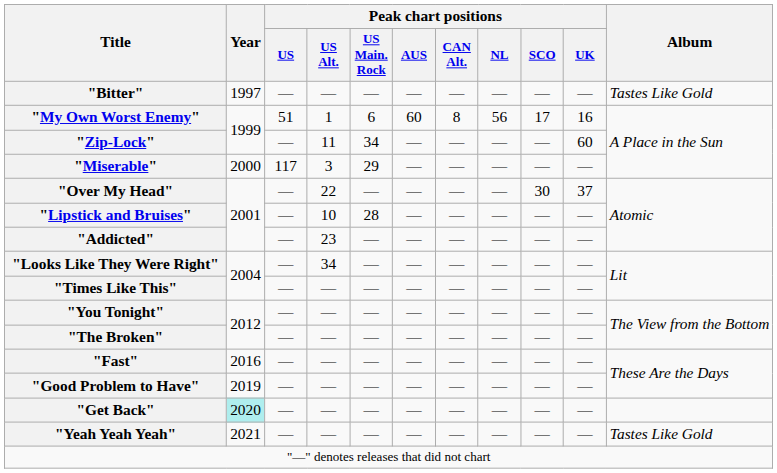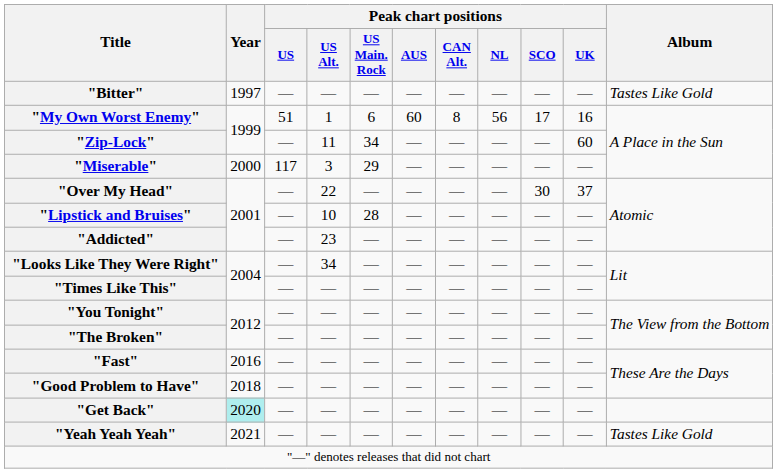(245, 385) 2019 -> (245, 385) 2018
